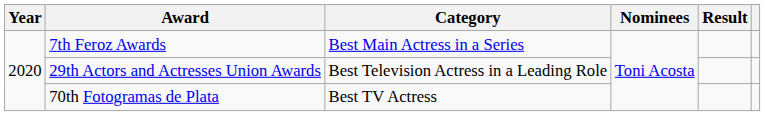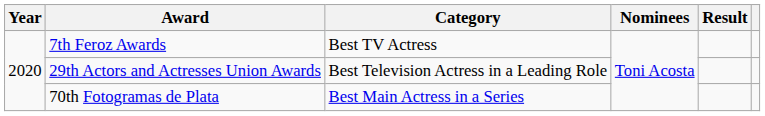(426, 44) Best Main Actress in a Series -> (383, 44) Best TV Actress
(383, 96) Best TV Actress -> (426, 96) Best Main Actress in a Series
